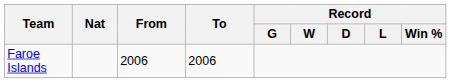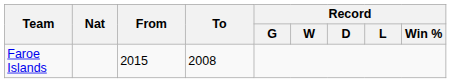(134, 61) 2006 -> (134, 61) 2015
(202, 61) 2006 -> (202, 61) 2008
